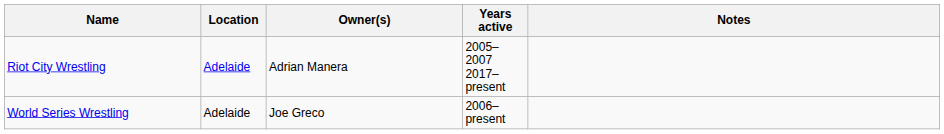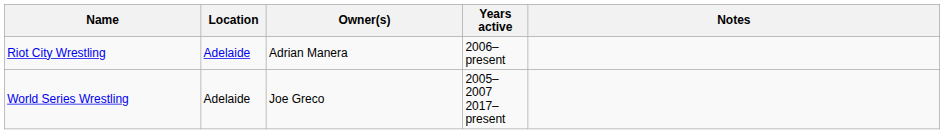(485, 66) 2005–2007 2017–present -> (485, 53) 2006–present
(485, 112) 2006–present -> (485, 99) 2005–2007 2017–present
